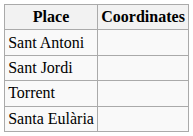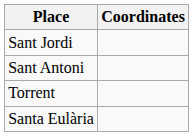rows swapped: (40, 67) <-> (46, 42)
